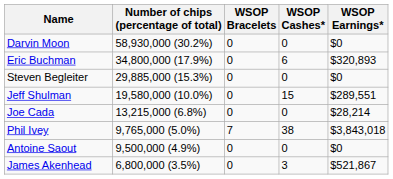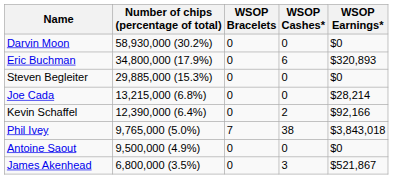- row: (39, 95)
+ row: (42, 113)
